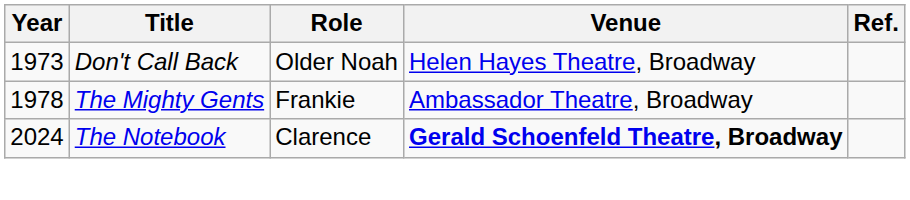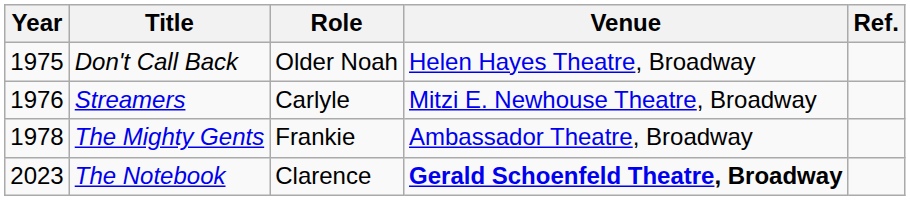(37, 61) 1973 -> (37, 61) 1975
+ row: (130, 99)
(37, 137) 2024 -> (37, 175) 2023
